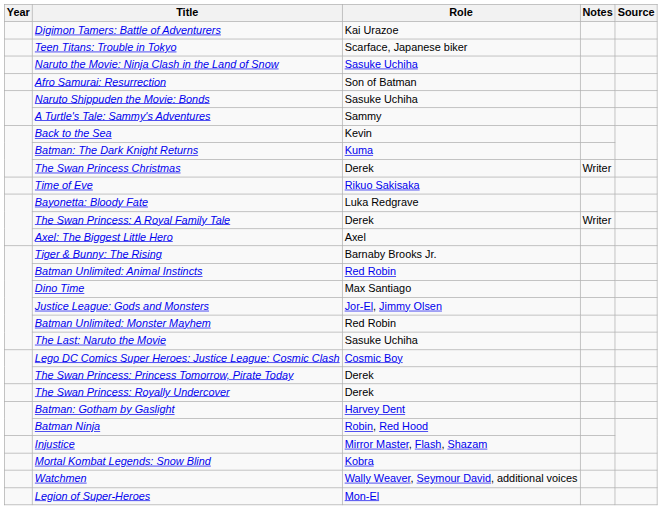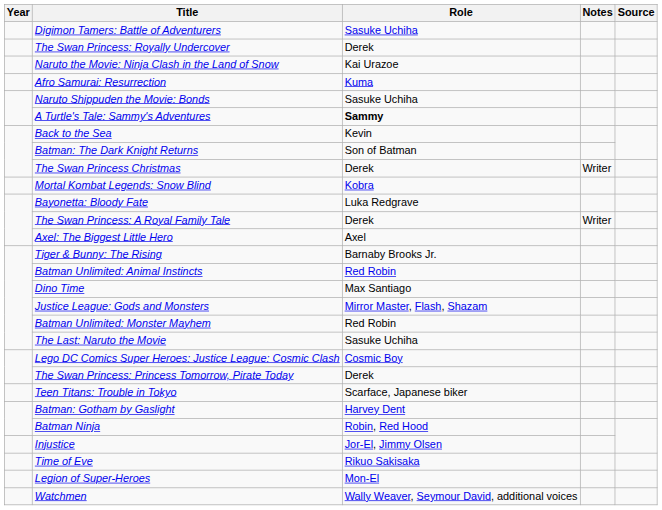(372, 30) Kai Urazoe -> (381, 30) Sasuke Uchiha
rows swapped: (106, 47) <-> (132, 392)
(381, 64) Sasuke Uchiha -> (372, 64) Kai Urazoe
(381, 82) Son of Batman -> (359, 82) Kuma
(363, 116) normal -> (364, 116) bold
(359, 151) Kuma -> (381, 151) Son of Batman
rows swapped: (64, 185) <-> (123, 461)
(393, 306) Jor-El, Jimmy Olsen -> (416, 306) Mirror Master, Flash, Shazam
(416, 444) Mirror Master, Flash, Shazam -> (393, 444) Jor-El, Jimmy Olsen
rows swapped: (93, 496) <-> (61, 479)
